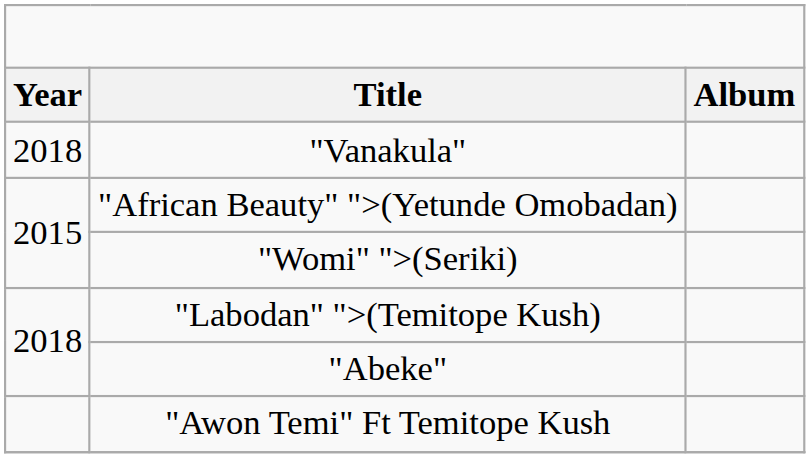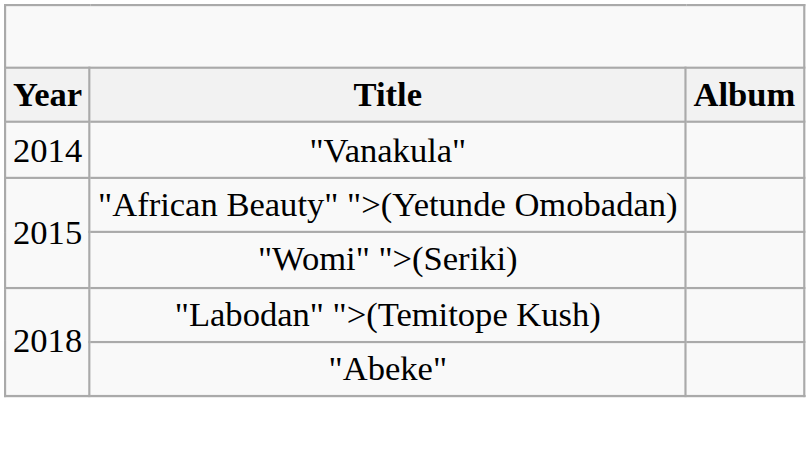(48, 149) 2018 -> (48, 149) 2014
- row: (388, 423)
